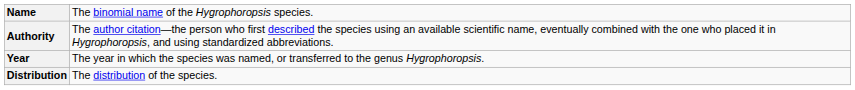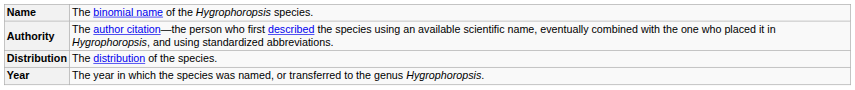rows swapped: (18, 59) <-> (37, 76)
